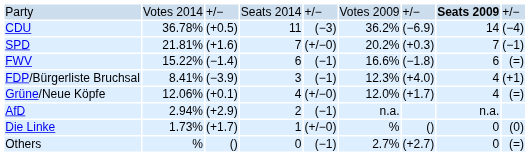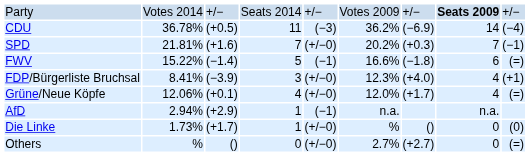(298, 61) 6 -> (298, 61) 5
(326, 78) (−1) -> (320, 78) (+/−0)
(298, 111) 2 -> (298, 111) 1
(326, 144) (−1) -> (320, 144) (+/−0)
